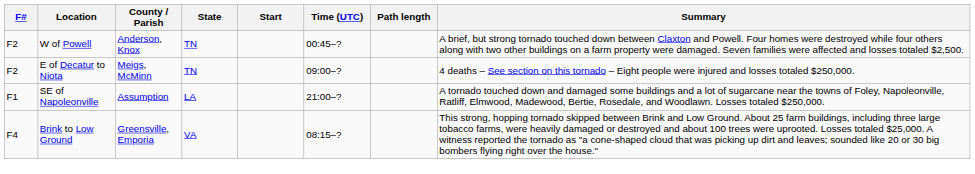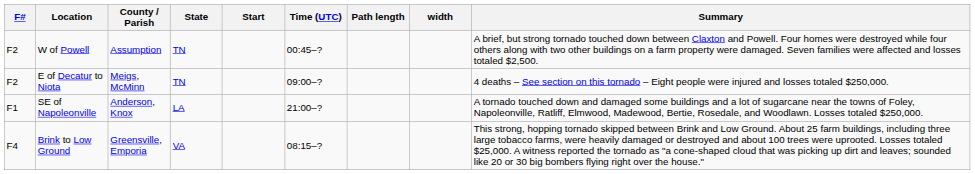+ column: (440, 17)
(140, 44) Anderson, Knox -> (136, 49) Assumption
(143, 97) Assumption -> (133, 108) Anderson, Knox
